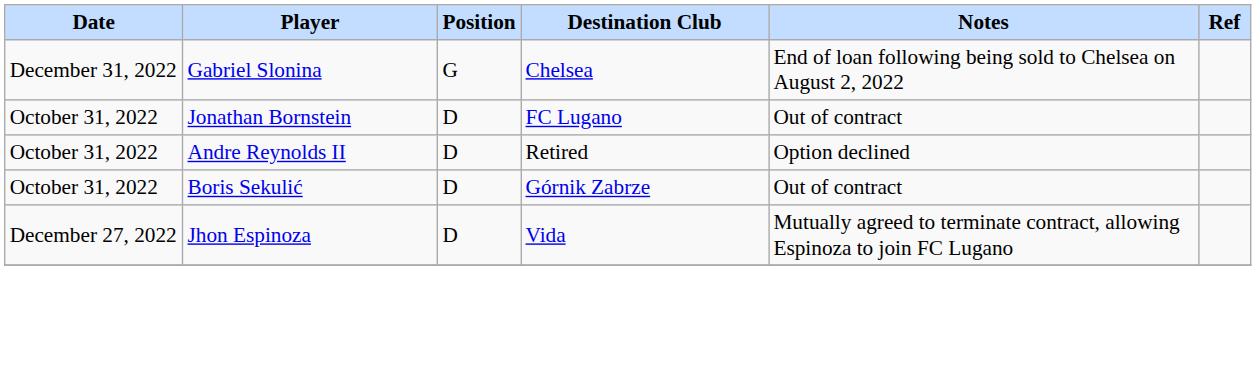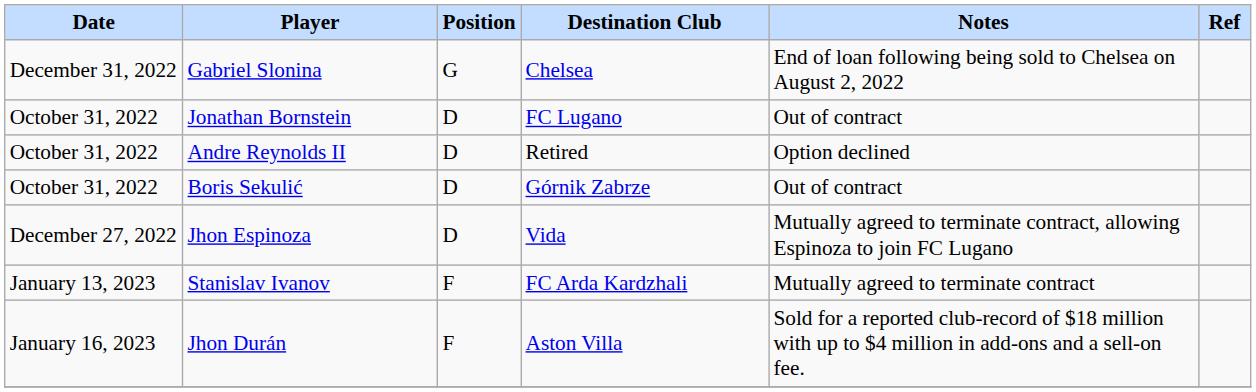+ row: (259, 283)
+ row: (237, 343)
